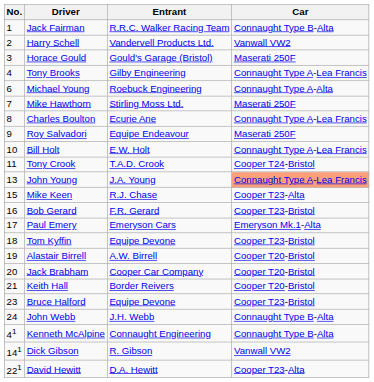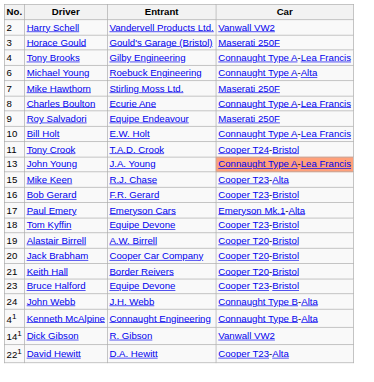- row: (56, 28)
